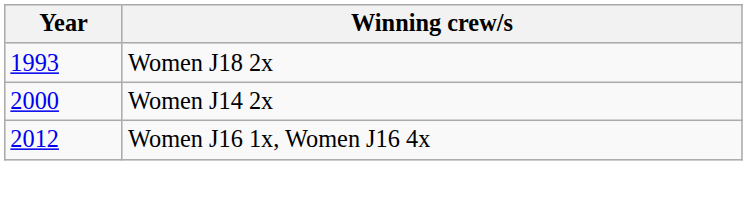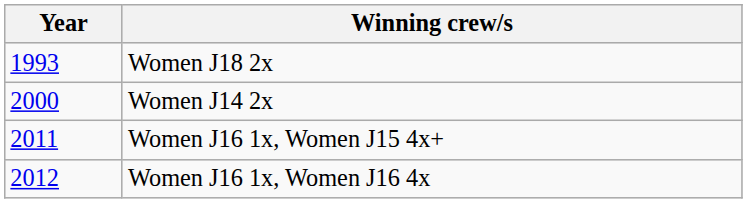+ row: (286, 139)
